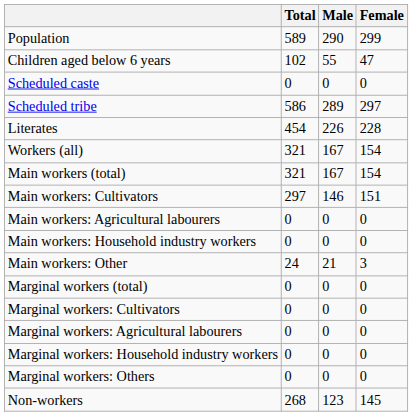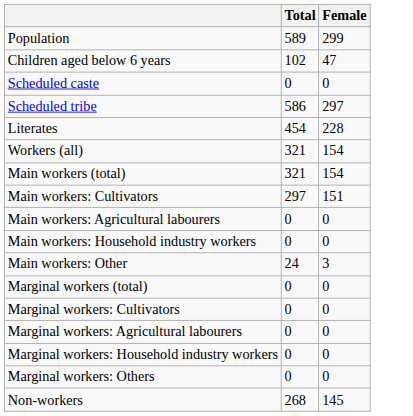- column: (338, 15)
